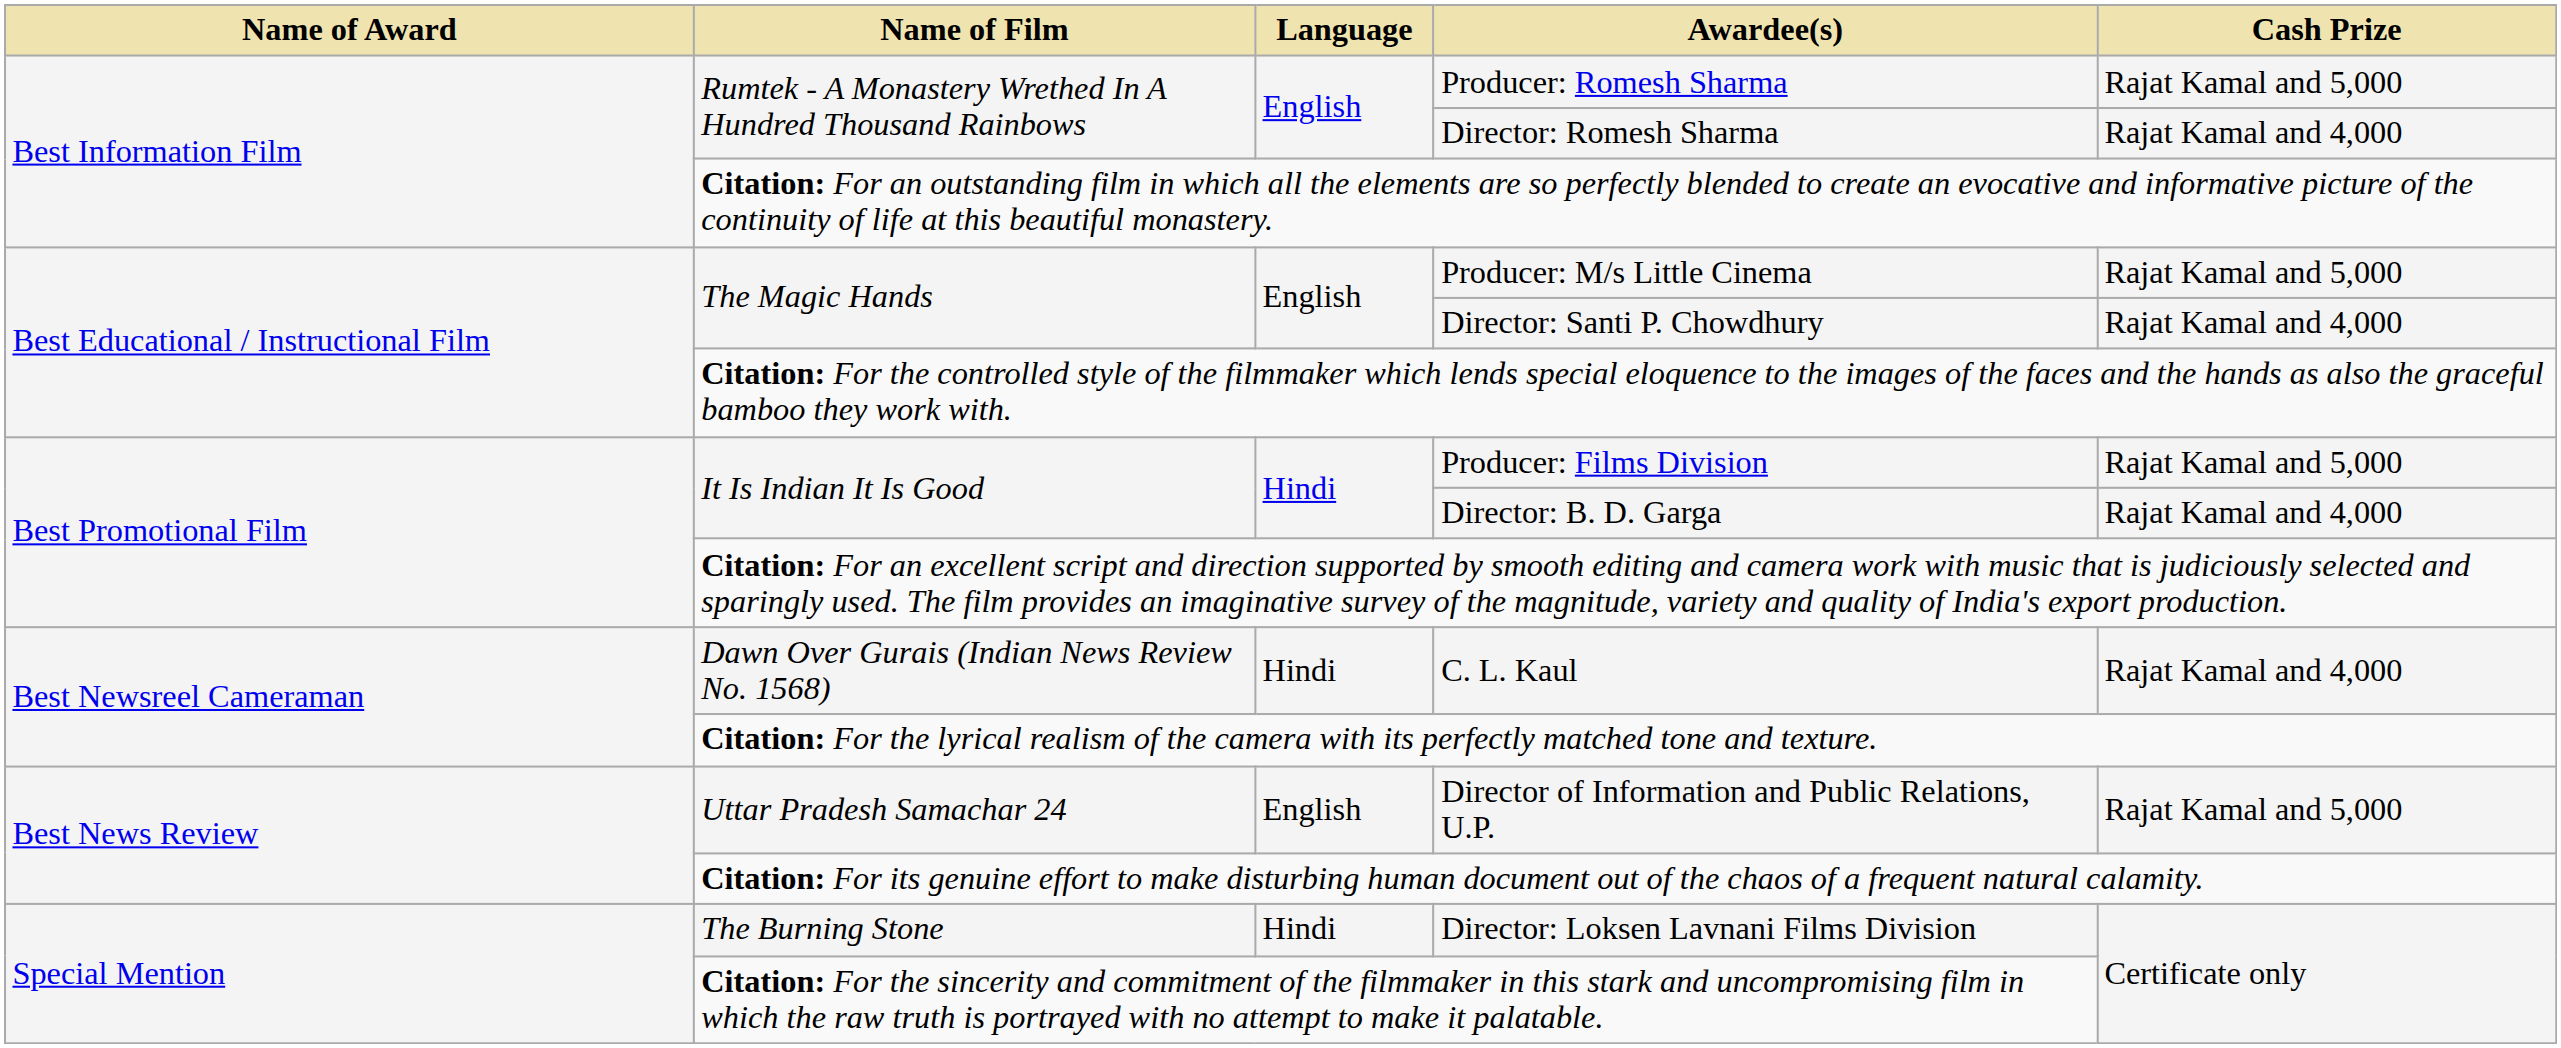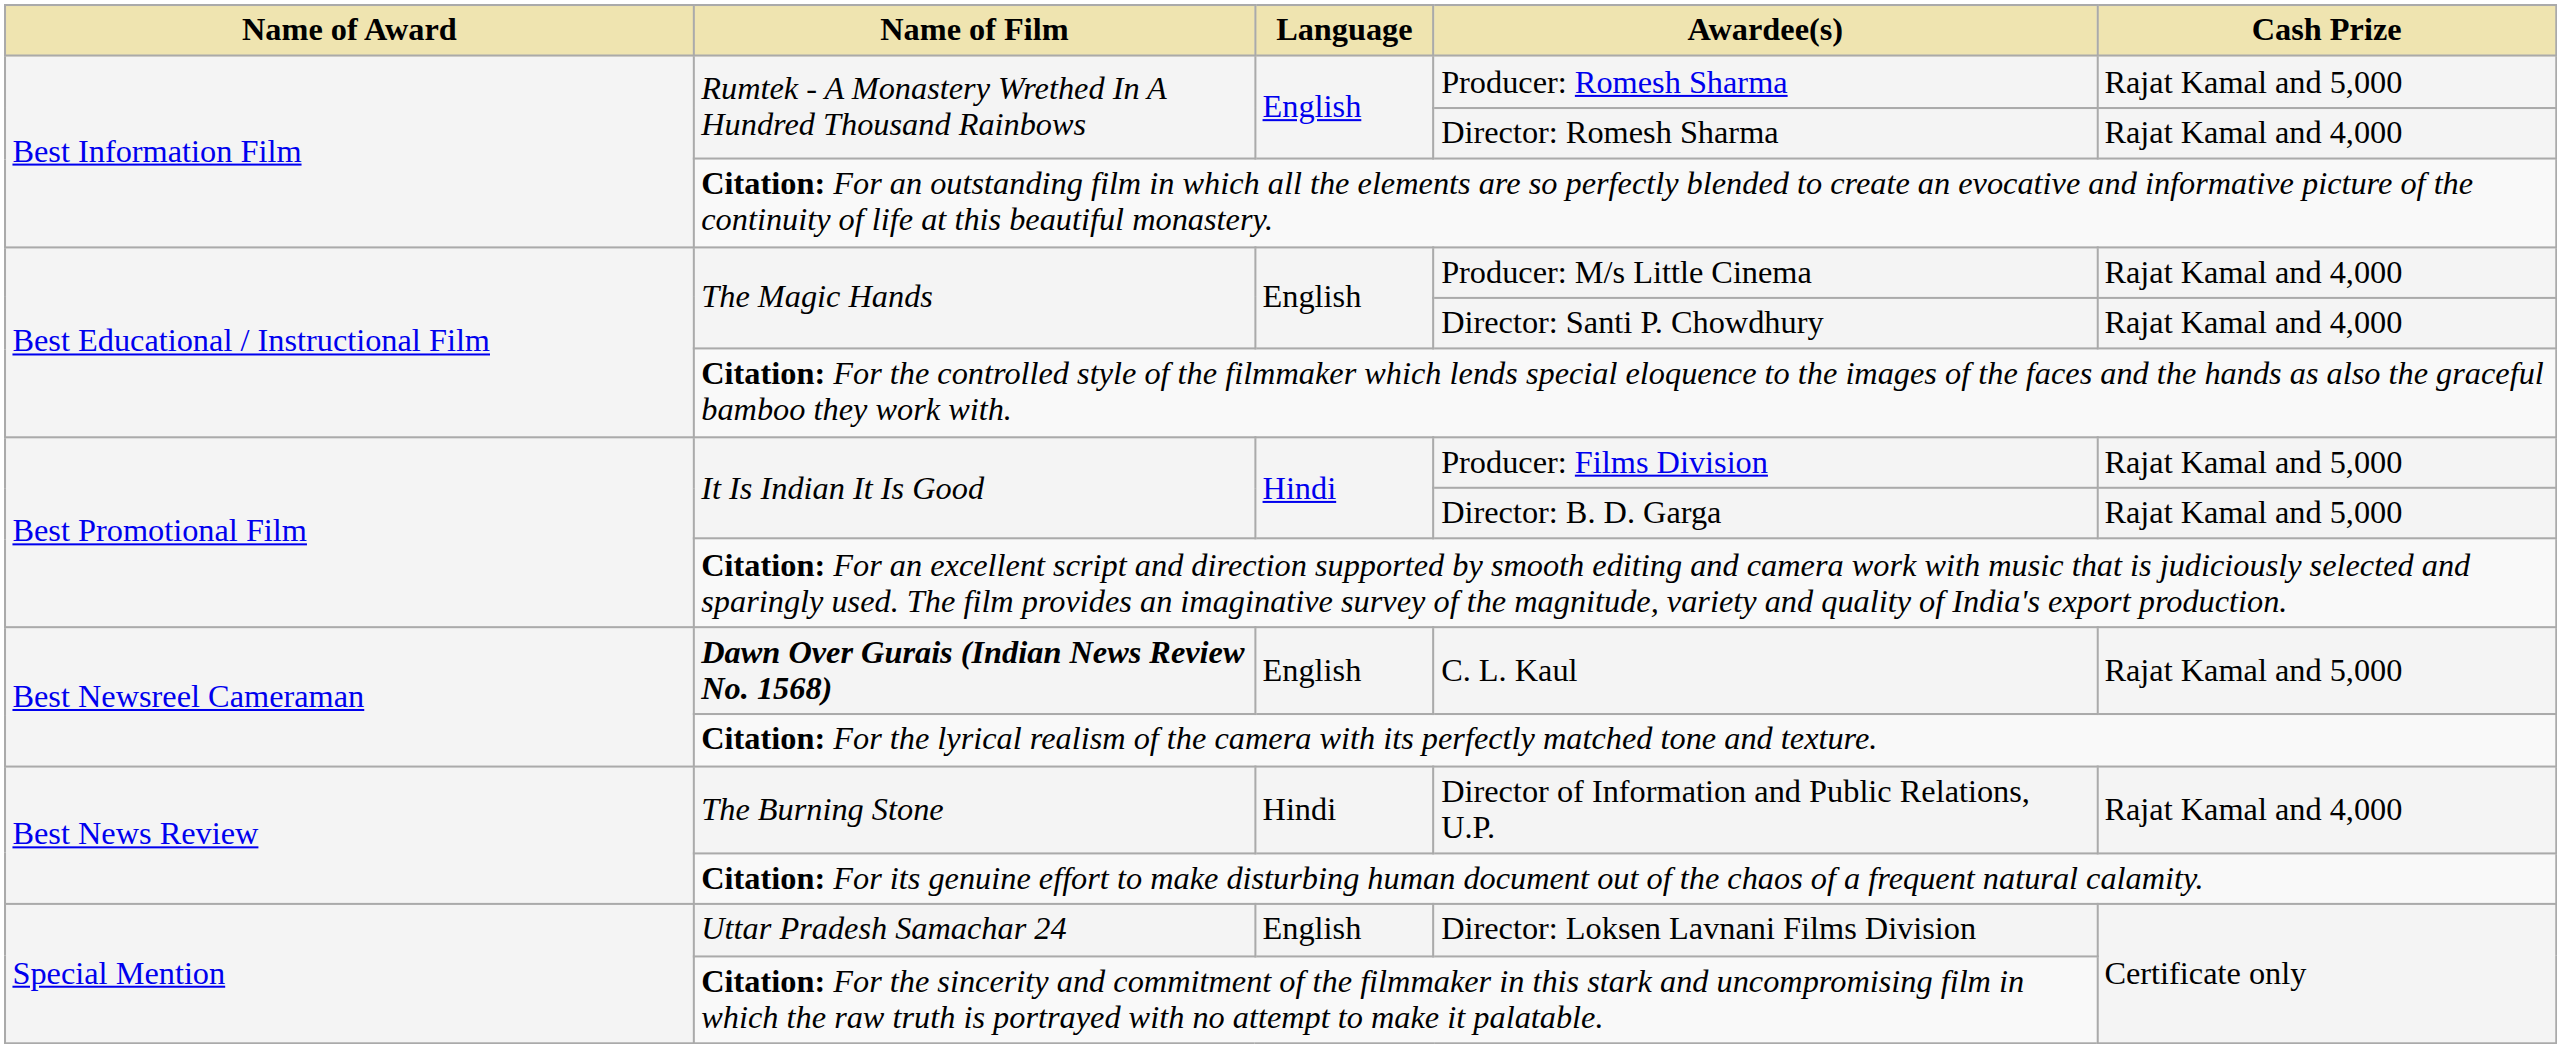(2253, 271) Rajat Kamal and 5,000 -> (2253, 271) Rajat Kamal and 4,000
(2253, 512) Rajat Kamal and 4,000 -> (2253, 512) Rajat Kamal and 5,000
(967, 669) normal -> (973, 669) bold
(1299, 669) Hindi -> (1312, 669) English
(2253, 669) Rajat Kamal and 4,000 -> (2253, 669) Rajat Kamal and 5,000
(884, 808) Uttar Pradesh Samachar 24 -> (822, 808) The Burning Stone
(1312, 808) English -> (1299, 808) Hindi
(2253, 808) Rajat Kamal and 5,000 -> (2253, 808) Rajat Kamal and 4,000
(822, 929) The Burning Stone -> (884, 929) Uttar Pradesh Samachar 24
(1299, 929) Hindi -> (1312, 929) English
